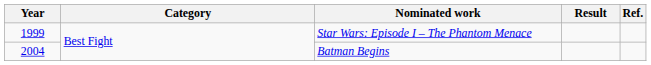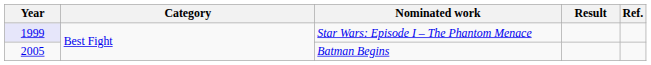(33, 32) no background -> (33, 32) lavender background
(33, 51) 2004 -> (33, 51) 2005
